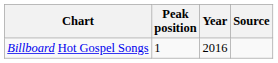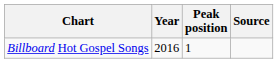columns swapped: (215, 21) <-> (176, 21)
